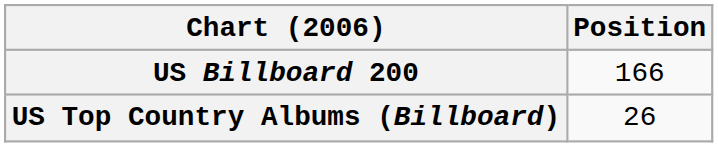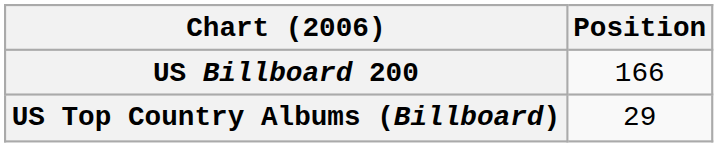(640, 118) 26 -> (640, 118) 29
